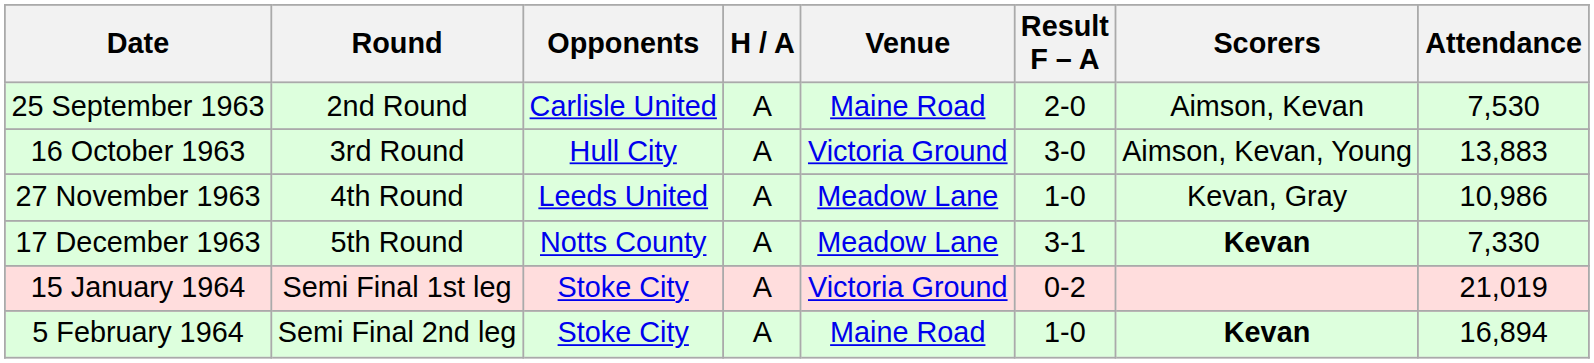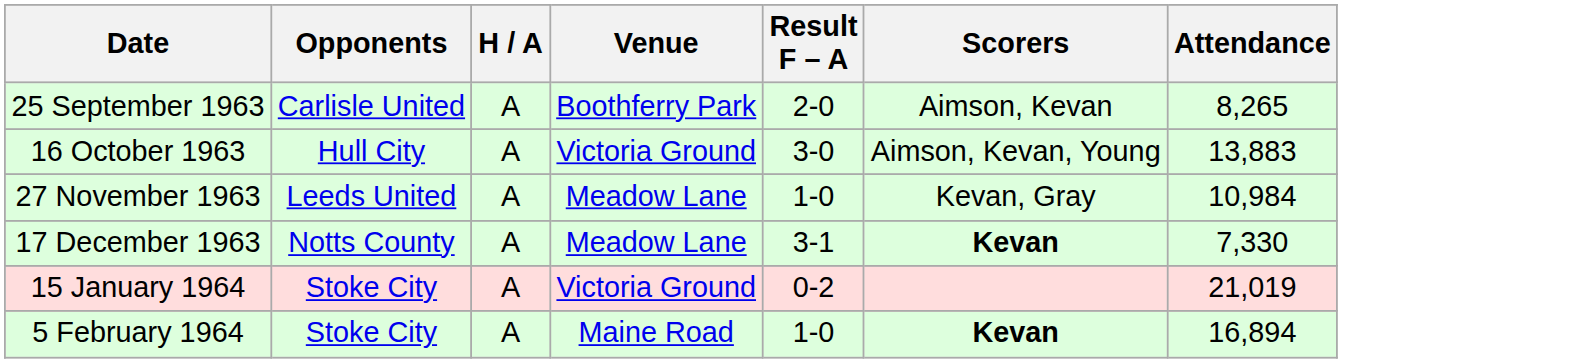- column: (397, 43)
(908, 105) Maine Road -> (656, 105) Boothferry Park
(1504, 105) 7,530 -> (1252, 105) 8,265
(1504, 196) 10,986 -> (1252, 196) 10,984
